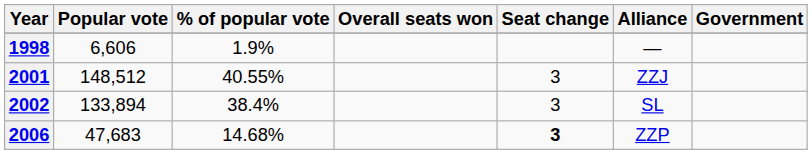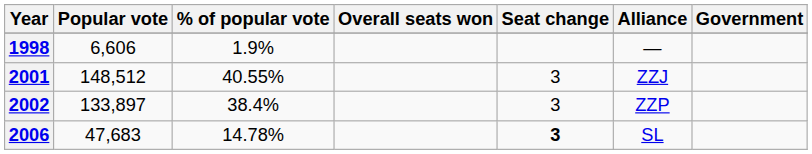(113, 105) 133,894 -> (113, 105) 133,897
(652, 105) SL -> (652, 105) ZZP
(253, 134) 14.68% -> (253, 134) 14.78%
(652, 134) ZZP -> (652, 134) SL
